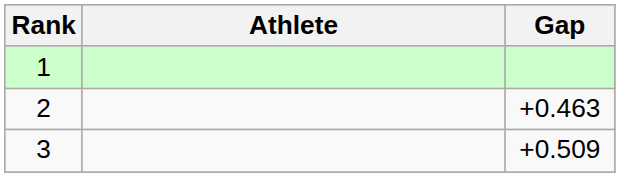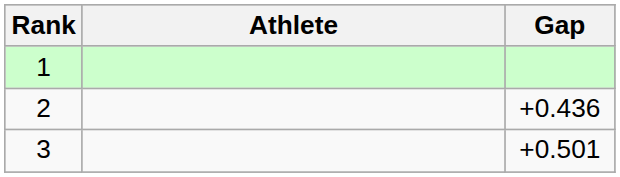(560, 108) +0.463 -> (560, 108) +0.436
(560, 150) +0.509 -> (560, 150) +0.501
